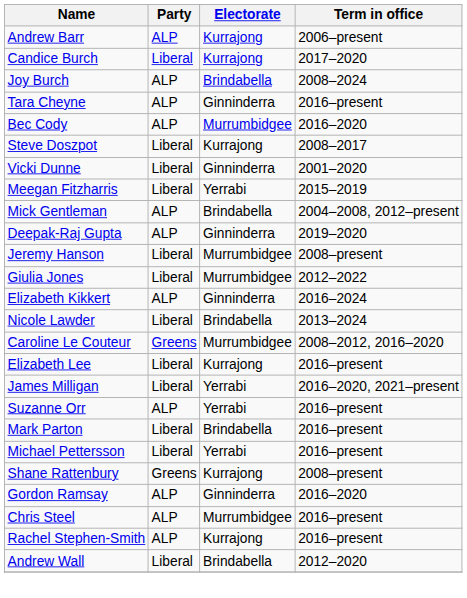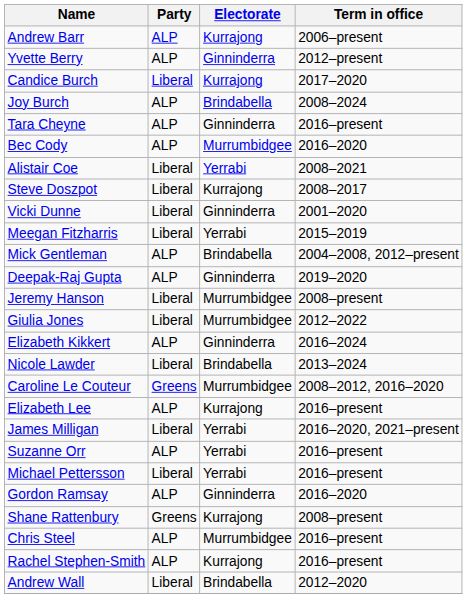+ row: (45, 59)
+ row: (43, 168)
(172, 364) Liberal -> (165, 408) ALP
- row: (45, 430)
rows swapped: (58, 495) <-> (63, 473)
